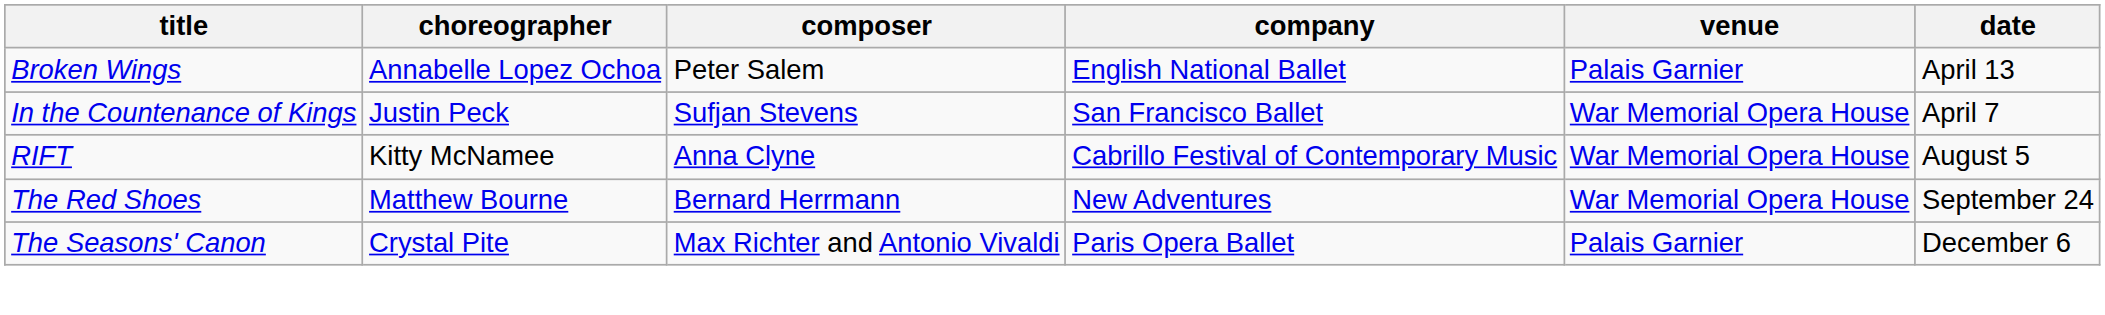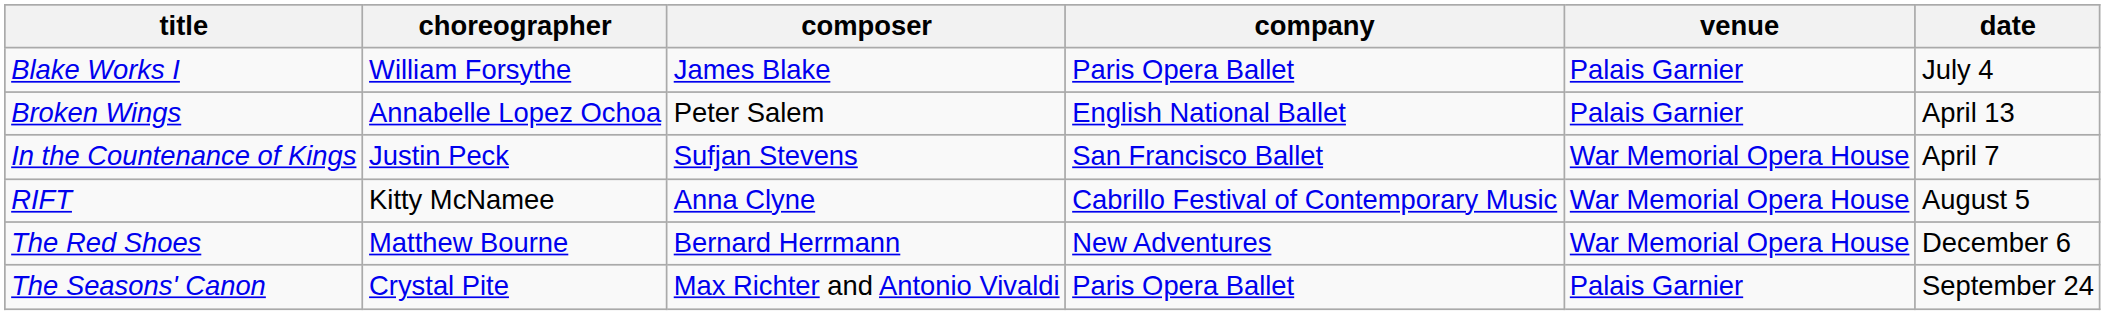+ row: (96, 69)
(2008, 199) September 24 -> (1997, 243) December 6
(1997, 243) December 6 -> (2008, 286) September 24
